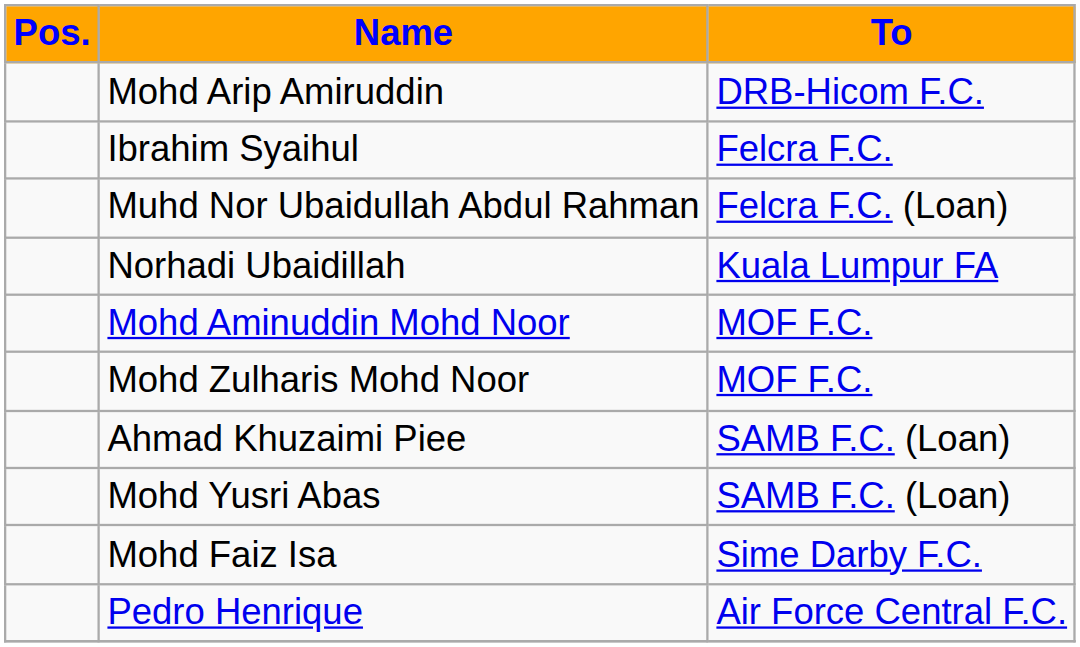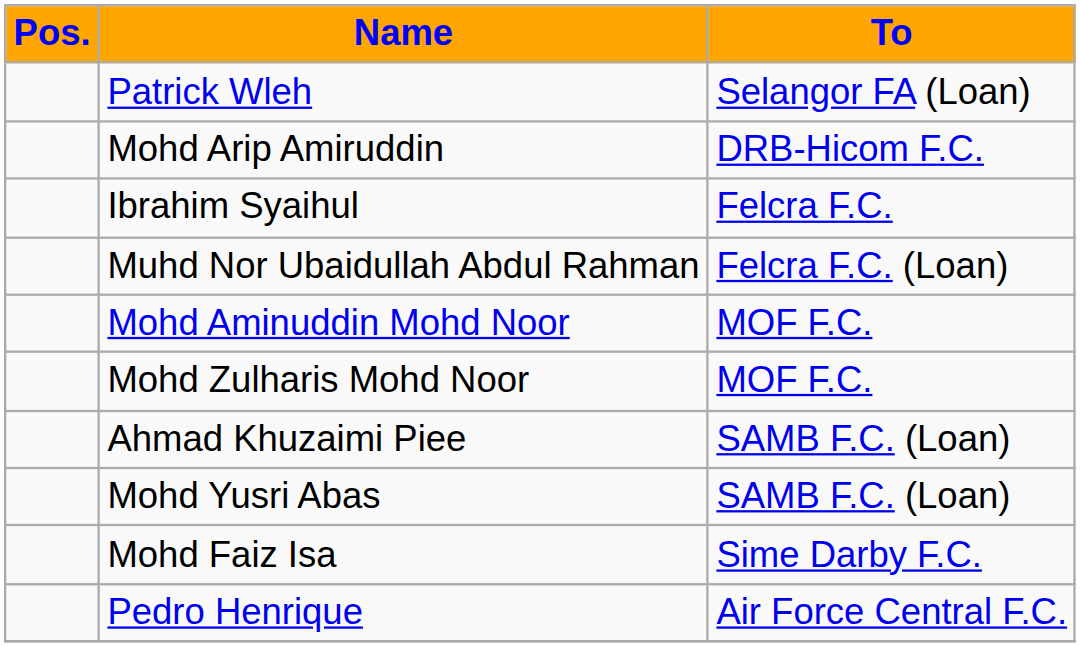+ row: (210, 91)
- row: (256, 264)
